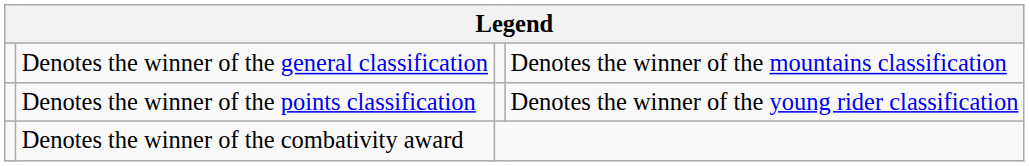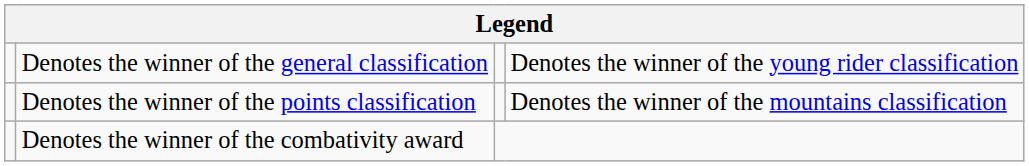(759, 62) Denotes the winner of the mountains classification -> (764, 62) Denotes the winner of the young rider classification
(764, 101) Denotes the winner of the young rider classification -> (759, 101) Denotes the winner of the mountains classification
